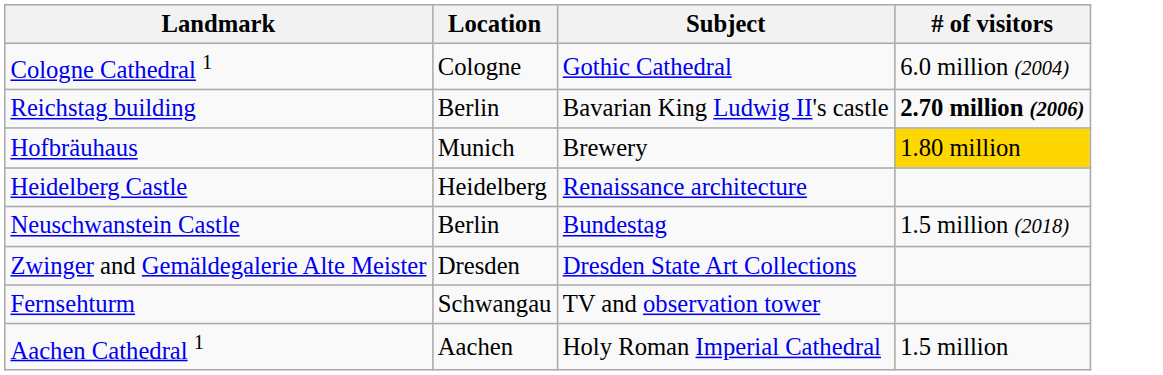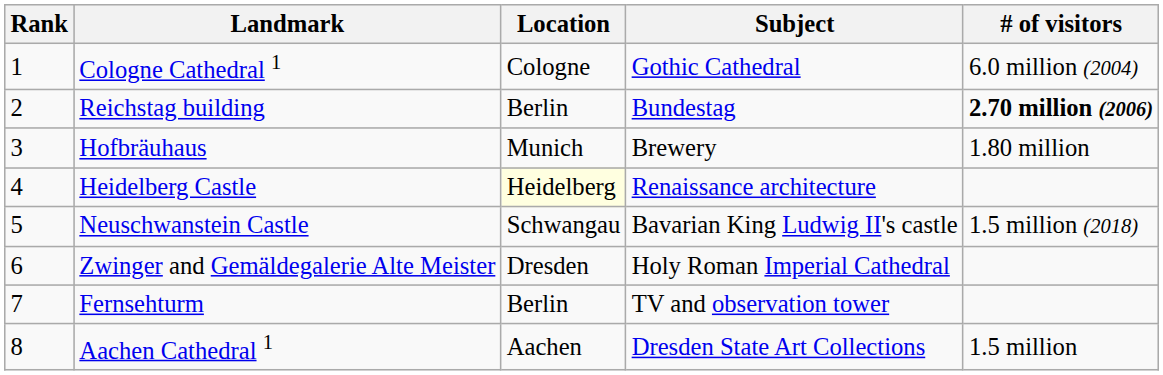+ column: (39, 24)
(726, 108) Bavarian King Ludwig II's castle -> (684, 108) Bundestag
(960, 147) gold background -> (1029, 147) no background
(492, 187) no background -> (561, 187) lightyellow background
(469, 226) Berlin -> (563, 226) Schwangau
(615, 226) Bundestag -> (795, 226) Bavarian King Ludwig II's castle
(710, 265) Dresden State Art Collections -> (791, 265) Holy Roman Imperial Cathedral
(495, 304) Schwangau -> (537, 304) Berlin
(722, 346) Holy Roman Imperial Cathedral -> (778, 346) Dresden State Art Collections
